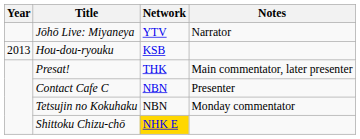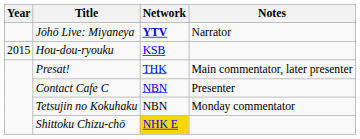(155, 32) normal -> (155, 32) bold
(19, 50) 2013 -> (19, 50) 2015
